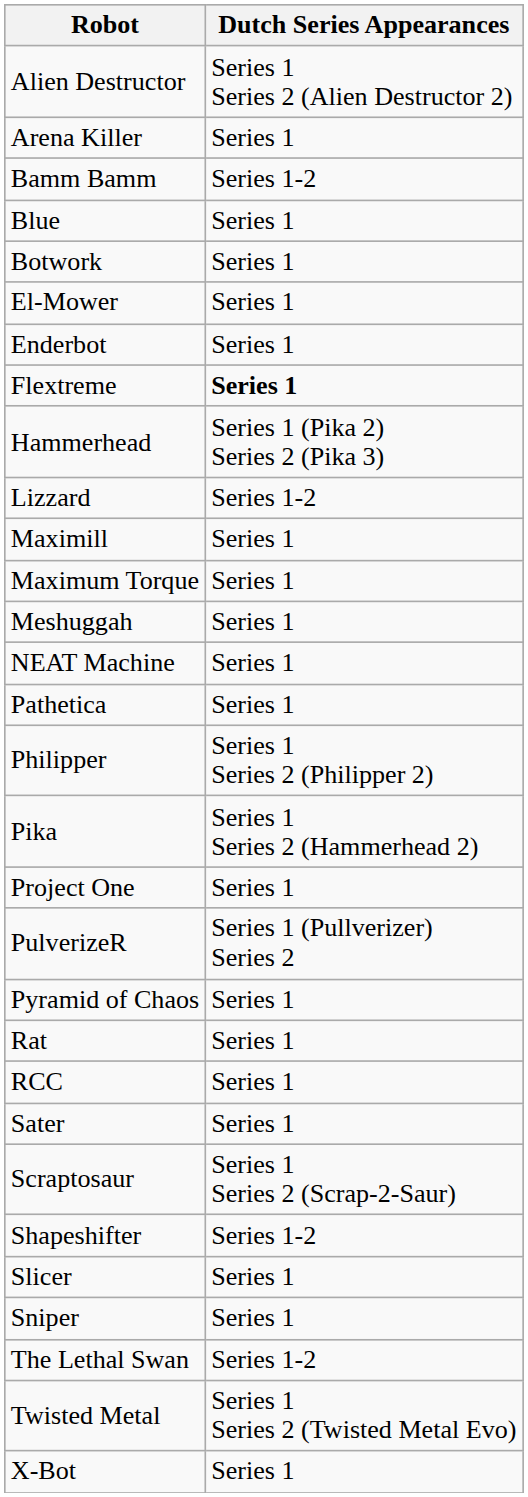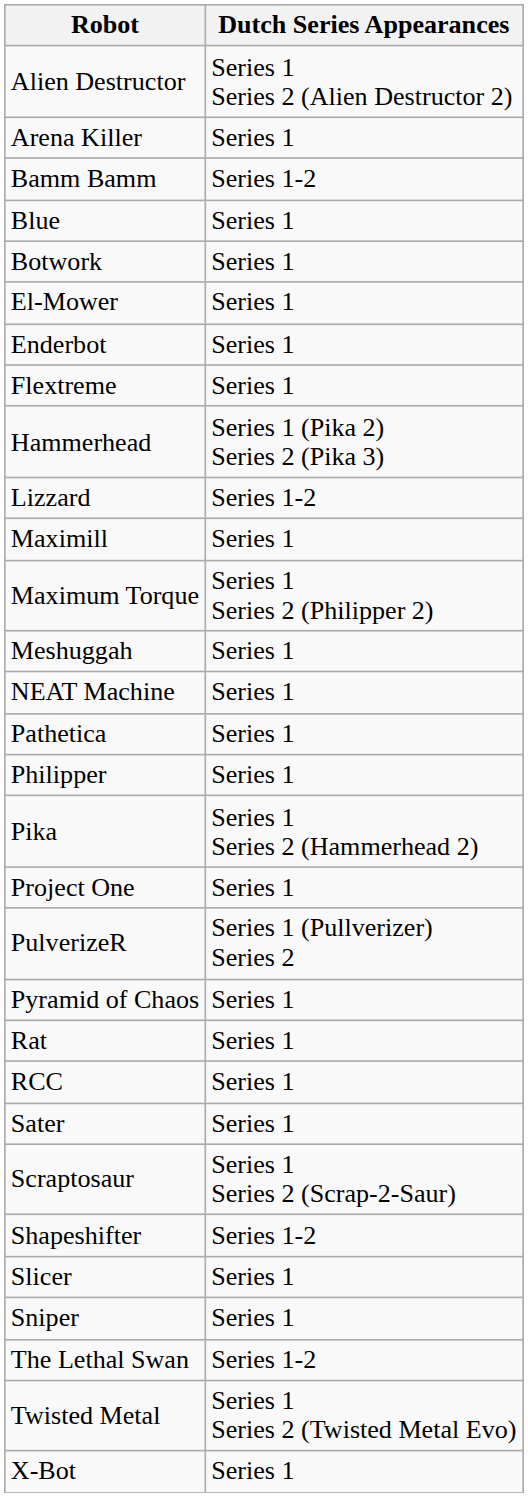(254, 385) bold -> (253, 385) normal
(253, 580) Series 1 -> (322, 594) Series 1 Series 2 (Philipper 2)
(322, 760) Series 1 Series 2 (Philipper 2) -> (253, 774) Series 1
